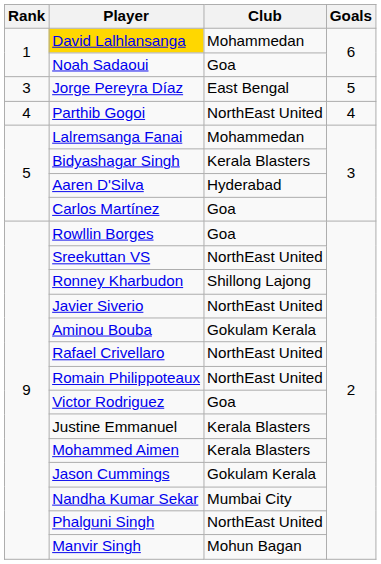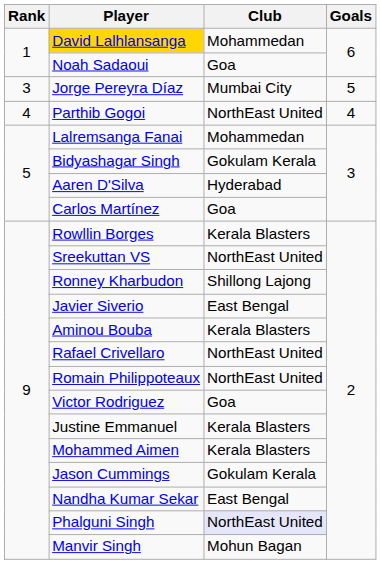(248, 88) East Bengal -> (249, 88) Mumbai City
(259, 161) Kerala Blasters -> (262, 161) Gokulam Kerala
(221, 233) Goa -> (259, 233) Kerala Blasters
(265, 305) NorthEast United -> (248, 305) East Bengal
(262, 329) Gokulam Kerala -> (259, 329) Kerala Blasters
(249, 498) Mumbai City -> (248, 498) East Bengal
(265, 522) no background -> (265, 522) lavender background
